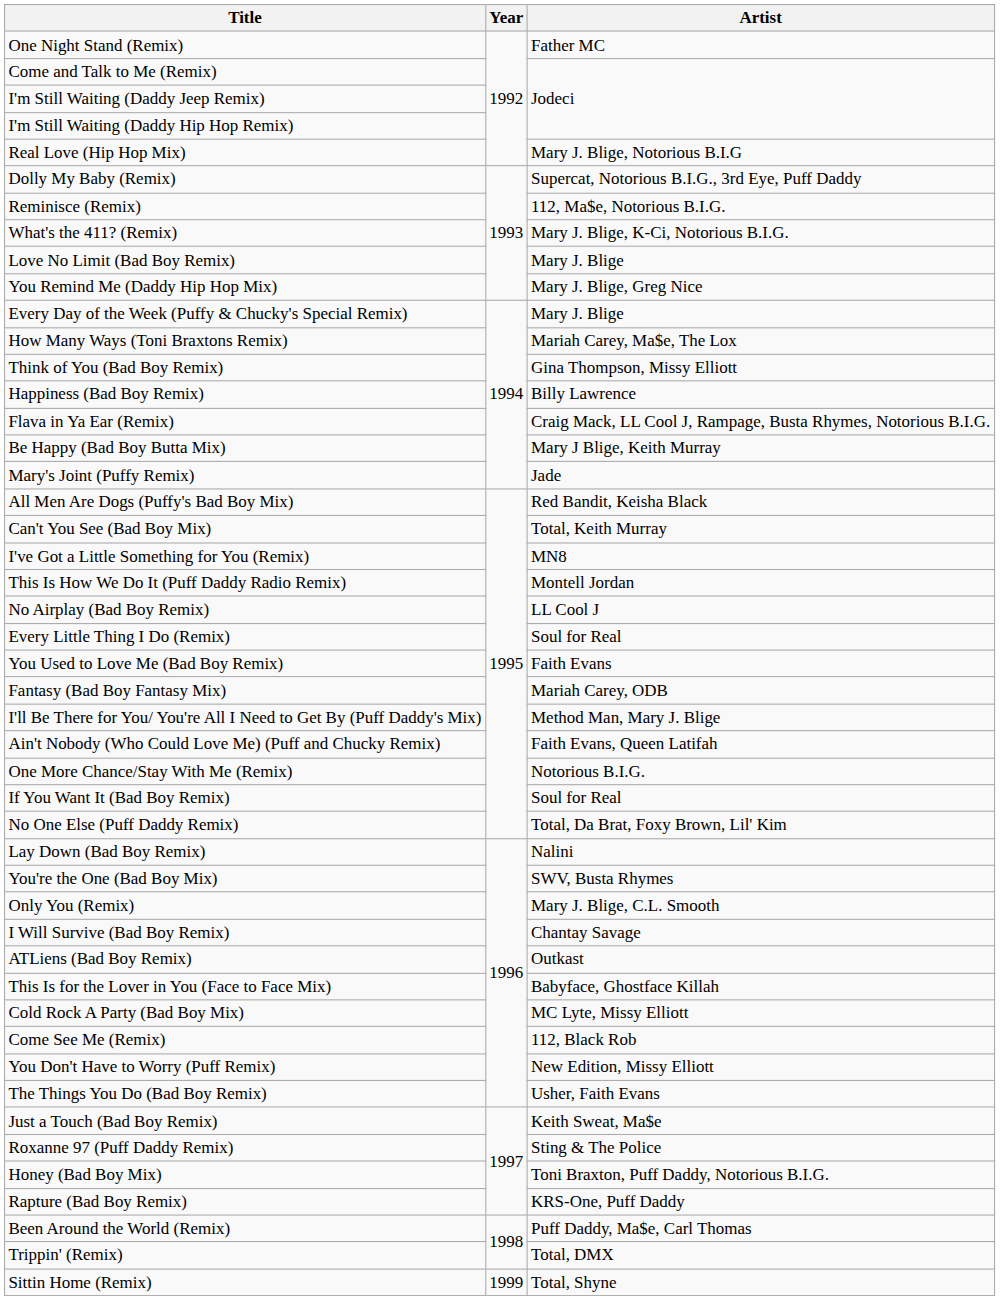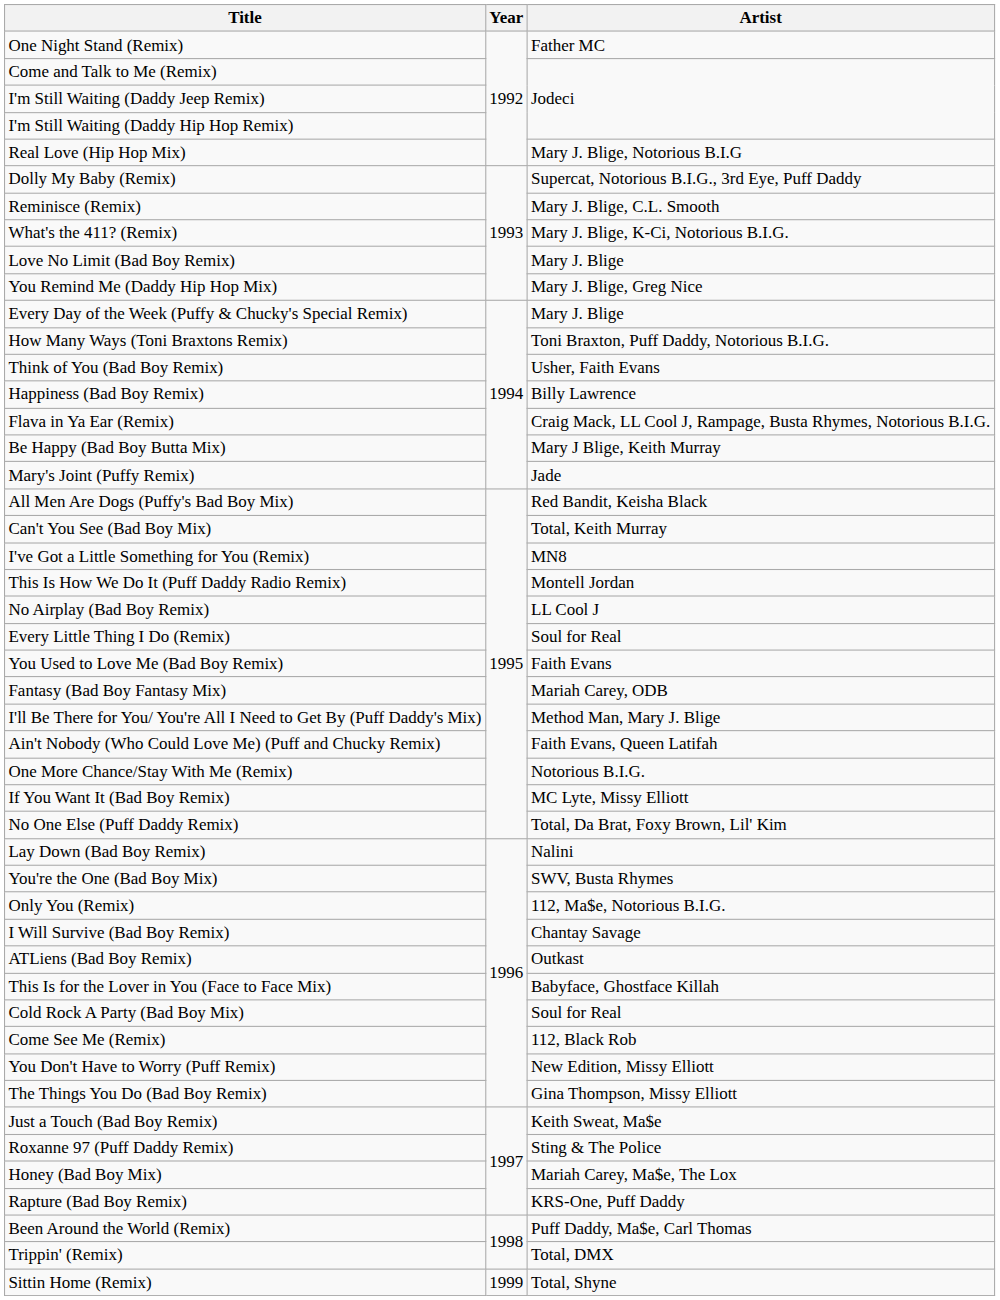(628, 206) 112, Ma$e, Notorious B.I.G. -> (625, 206) Mary J. Blige, C.L. Smooth
(634, 340) Mariah Carey, Ma$e, The Lox -> (680, 340) Toni Braxton, Puff Daddy, Notorious B.I.G.
(634, 367) Gina Thompson, Missy Elliott -> (595, 367) Usher, Faith Evans
(576, 797) Soul for Real -> (610, 797) MC Lyte, Missy Elliott
(625, 905) Mary J. Blige, C.L. Smooth -> (628, 905) 112, Ma$e, Notorious B.I.G.
(610, 1013) MC Lyte, Missy Elliott -> (576, 1013) Soul for Real
(595, 1093) Usher, Faith Evans -> (634, 1093) Gina Thompson, Missy Elliott
(680, 1174) Toni Braxton, Puff Daddy, Notorious B.I.G. -> (634, 1174) Mariah Carey, Ma$e, The Lox
